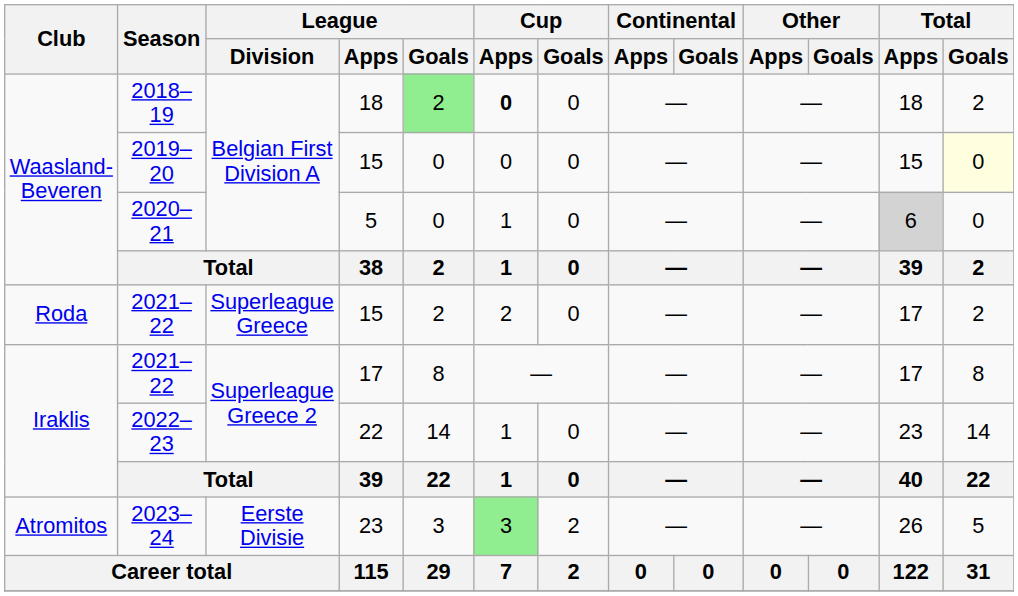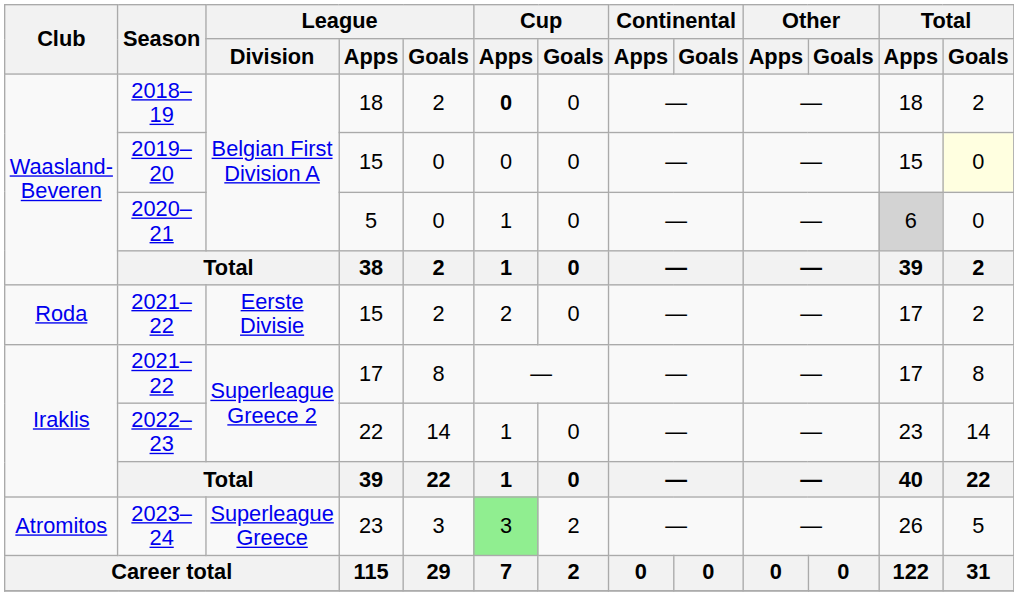(438, 103) lightgreen background -> (438, 103) no background
(272, 314) Superleague Greece -> (272, 314) Eerste Divisie
(272, 525) Eerste Divisie -> (272, 525) Superleague Greece
